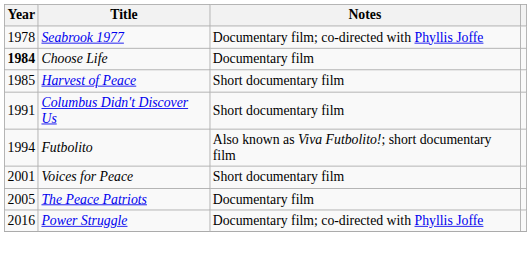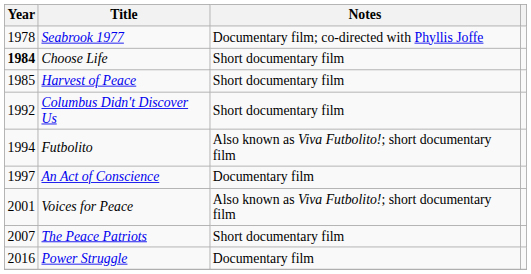(263, 59) Documentary film -> (278, 59) Short documentary film
(21, 110) 1991 -> (21, 110) 1992
+ row: (100, 177)
(278, 177) Short documentary film -> (352, 206) Also known as Viva Futbolito!; short documentary film
(21, 199) 2005 -> (21, 236) 2007
(263, 199) Documentary film -> (278, 236) Short documentary film
(348, 220) Documentary film; co-directed with Phyllis Joffe -> (263, 258) Documentary film
